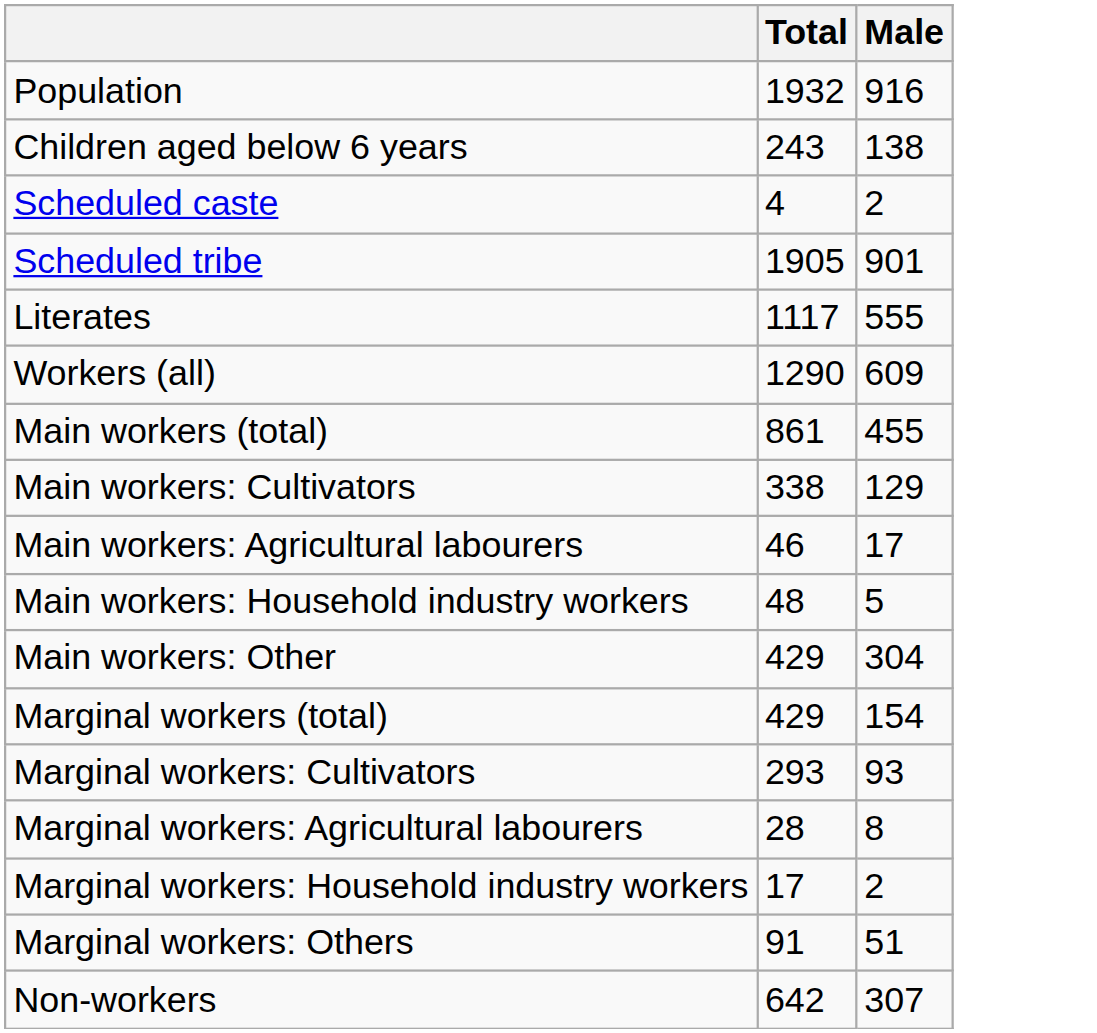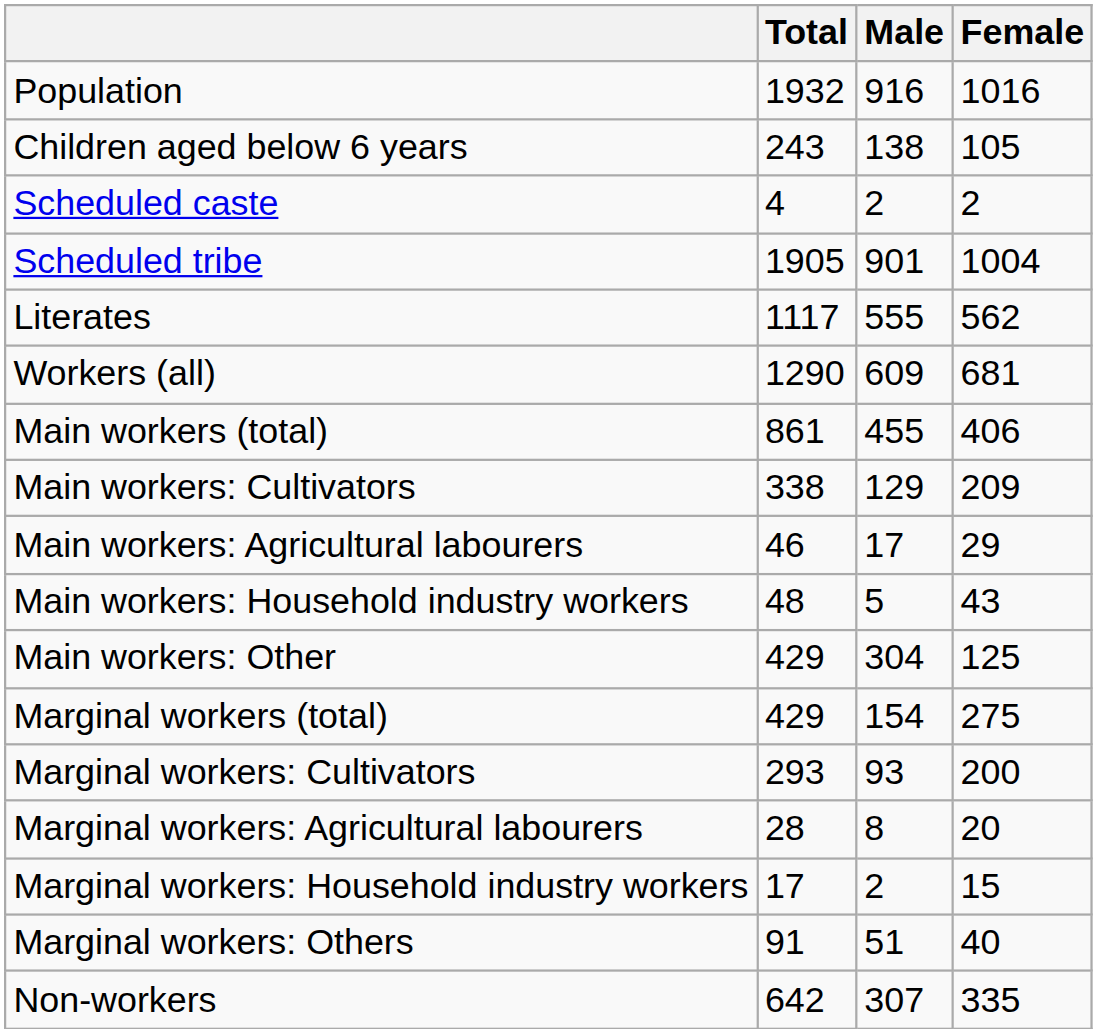+ column: (1022, 32)
